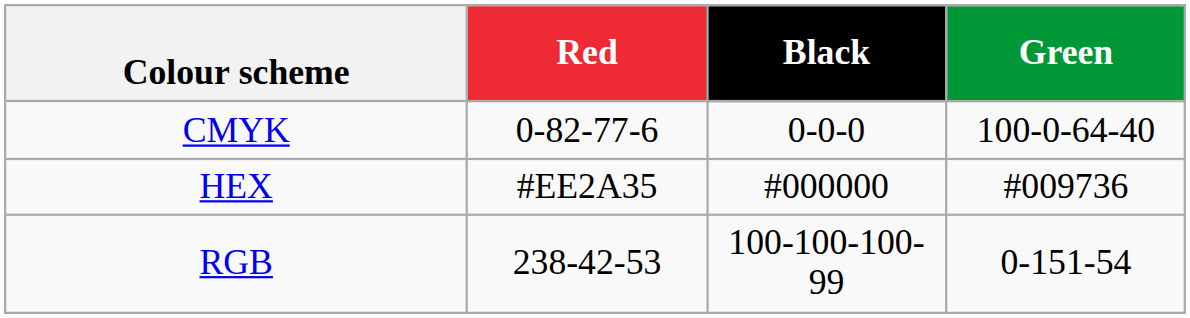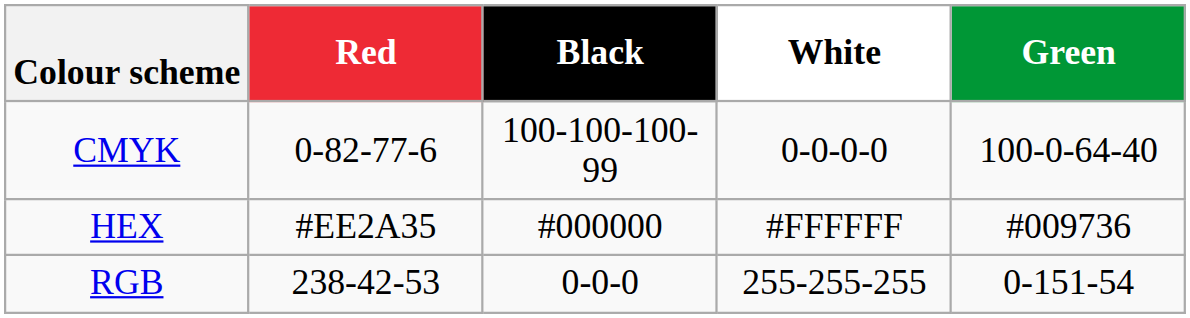+ column: (834, 52)
(826, 129) 0-0-0 -> (600, 149) 100-100-100-99
(826, 262) 100-100-100-99 -> (600, 282) 0-0-0
